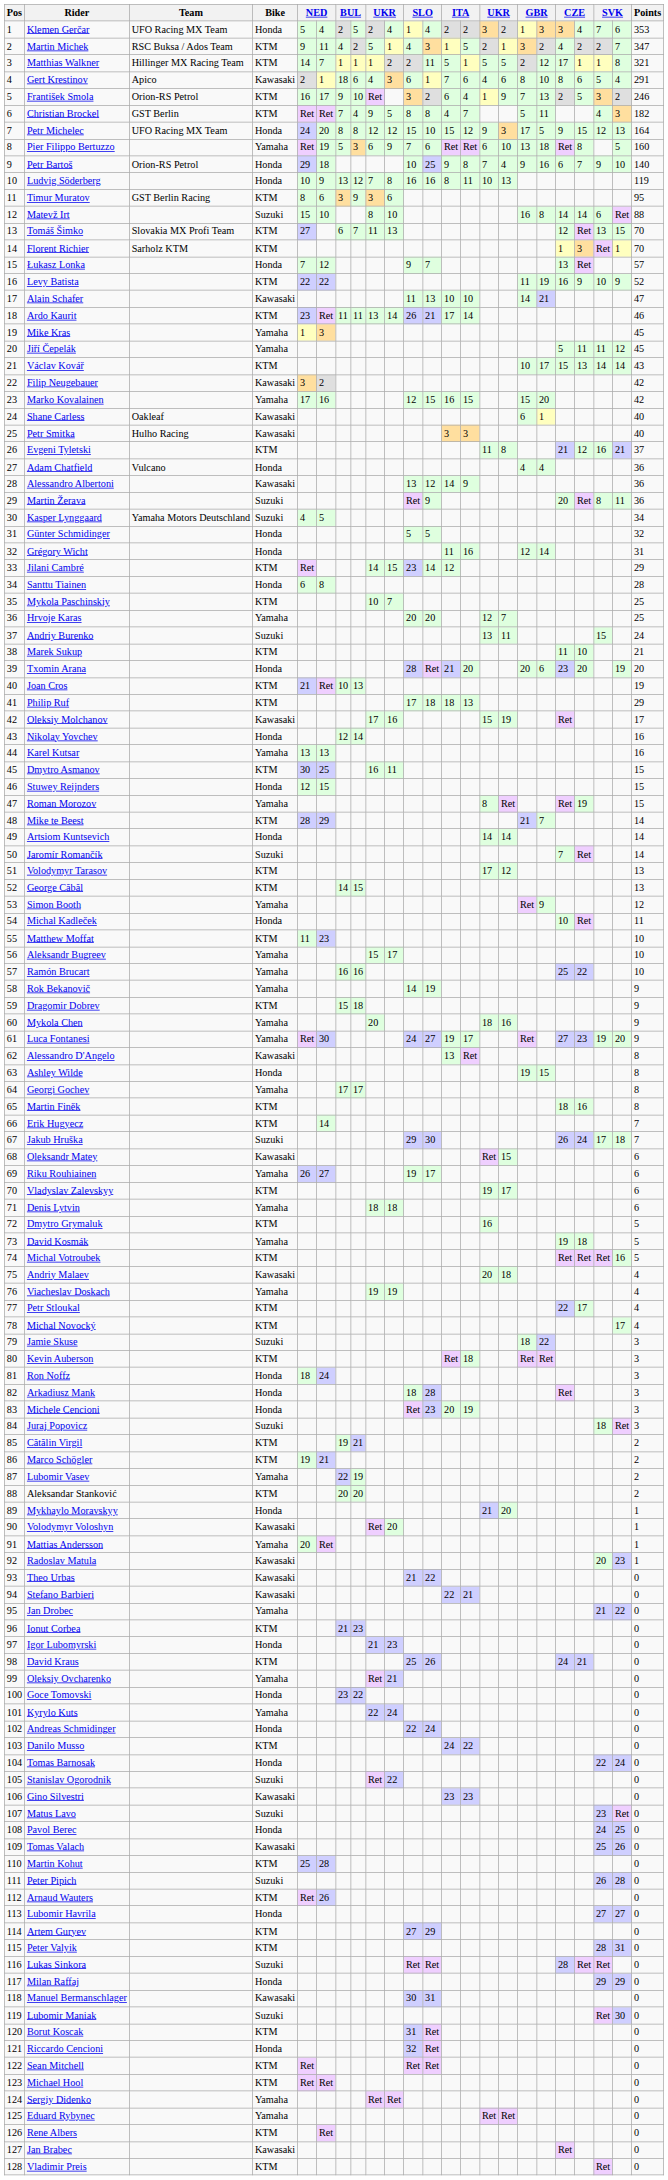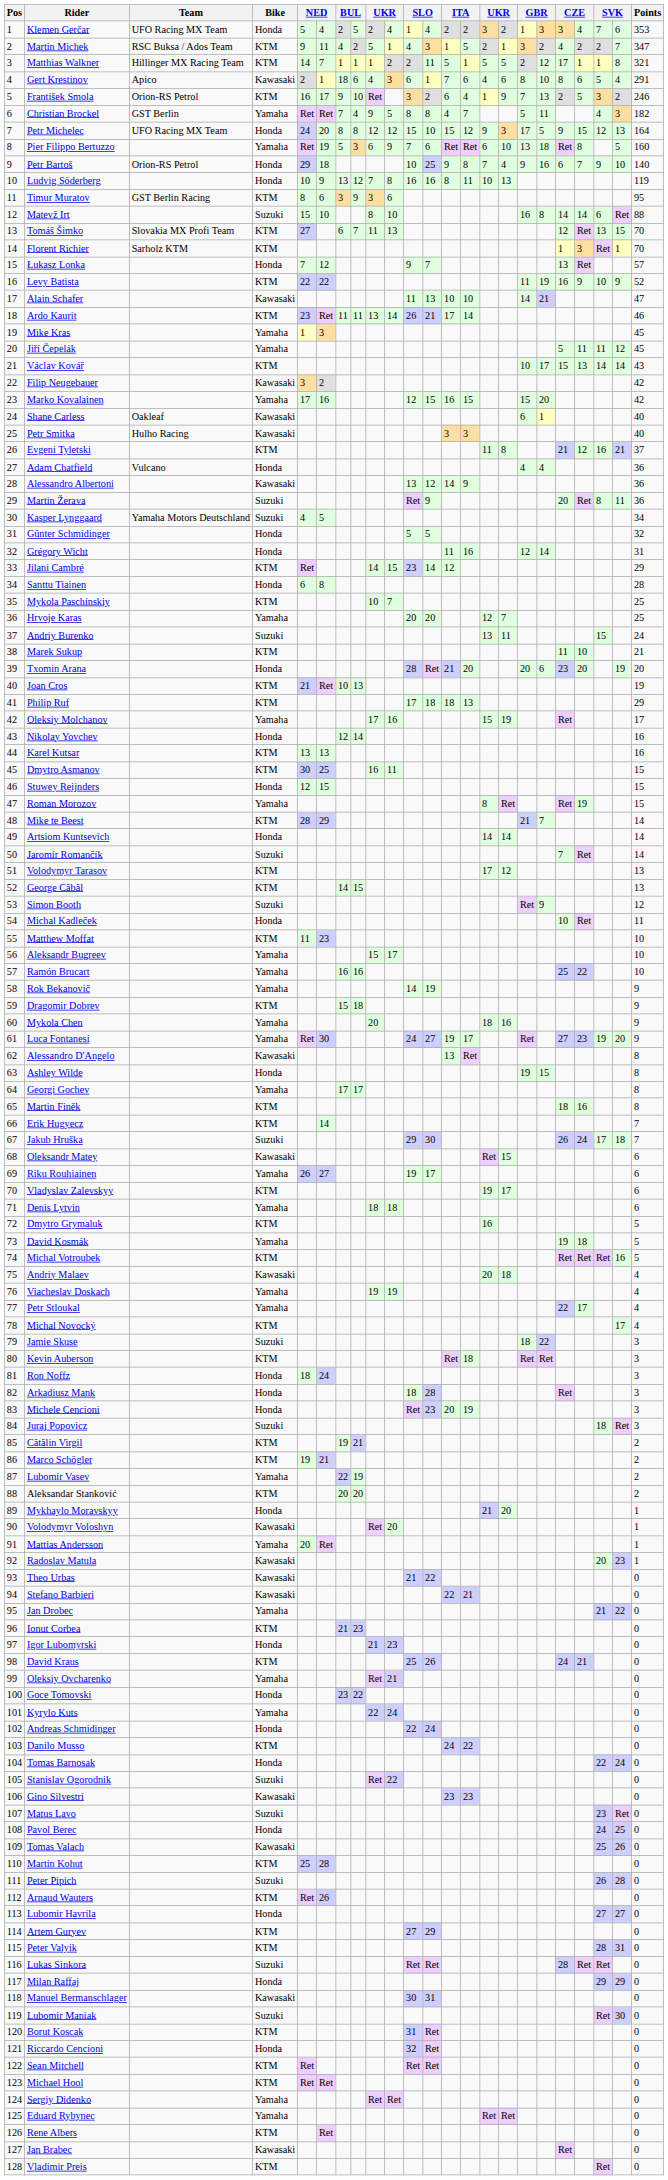(266, 113) KTM -> (271, 113) Yamaha
(275, 719) Kawasaki -> (271, 719) Yamaha
(271, 752) Yamaha -> (266, 752) KTM
(271, 904) Yamaha -> (269, 904) Suzuki
(266, 1308) KTM -> (271, 1308) Yamaha
